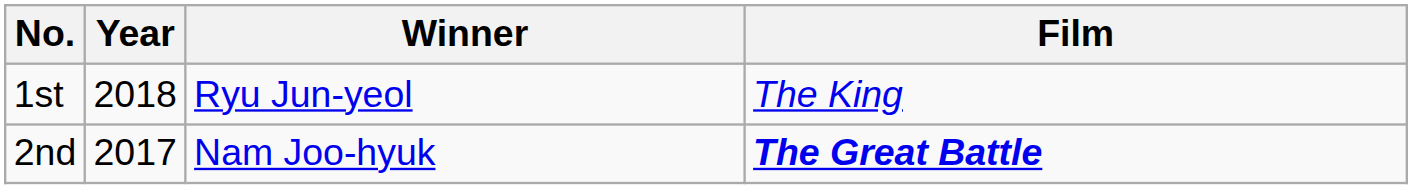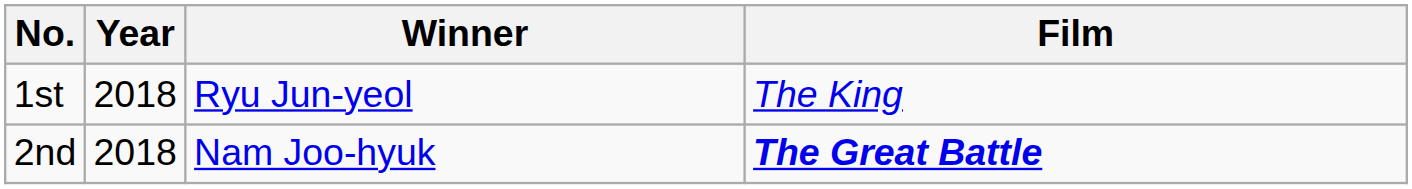(135, 152) 2017 -> (135, 152) 2018
